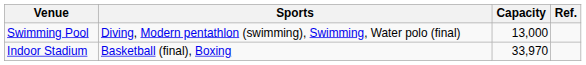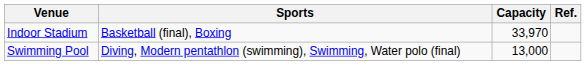rows swapped: (47, 51) <-> (48, 32)
